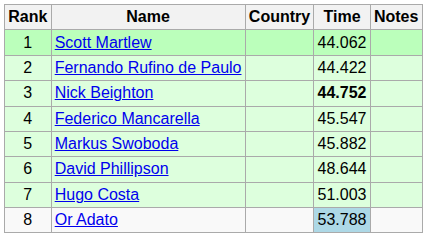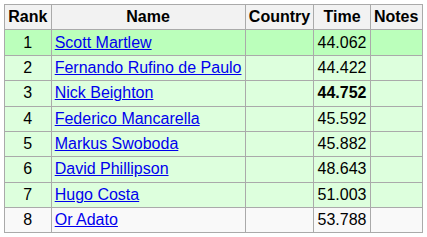(342, 118) 45.547 -> (342, 118) 45.592
(342, 169) 48.644 -> (342, 169) 48.643
(342, 220) lightblue background -> (342, 220) no background
